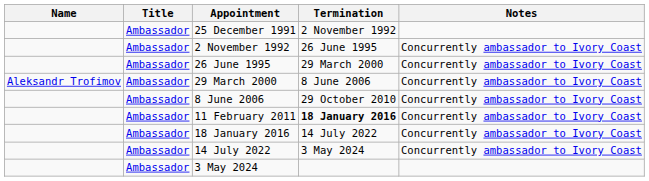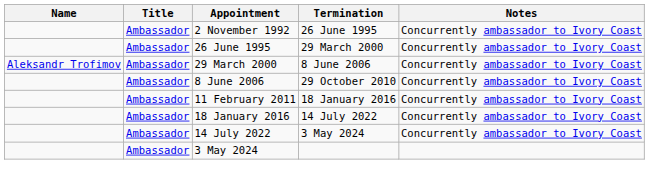- row: (245, 30)
(348, 116) bold -> (348, 99) normal
